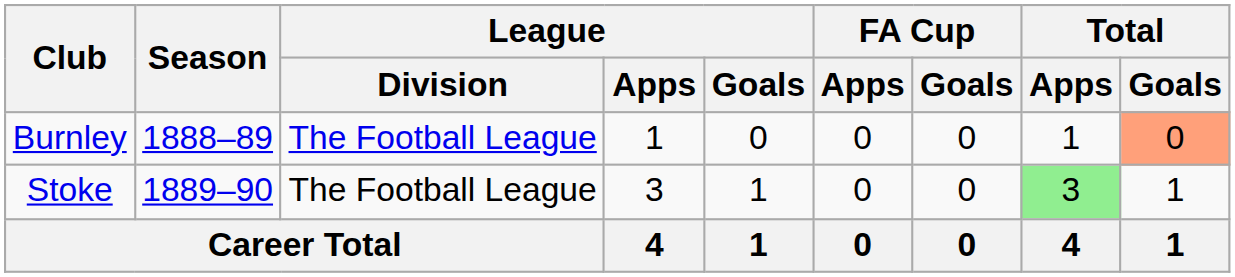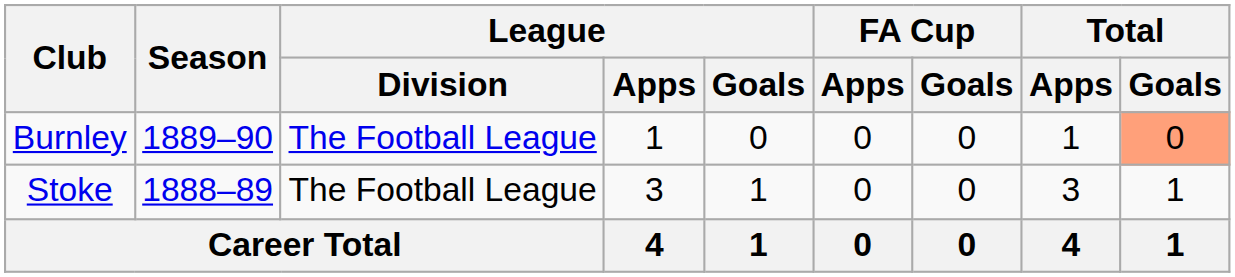(208, 137) 1888–89 -> (208, 137) 1889–90
(208, 191) 1889–90 -> (208, 191) 1888–89
(1071, 191) lightgreen background -> (1071, 191) no background
